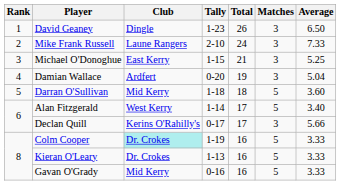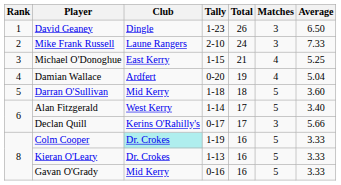(276, 60) 3 -> (276, 60) 4
(276, 76) 3 -> (276, 76) 4
